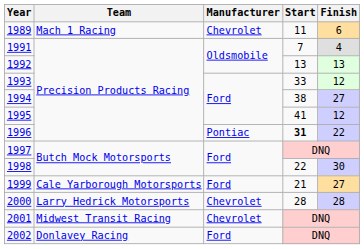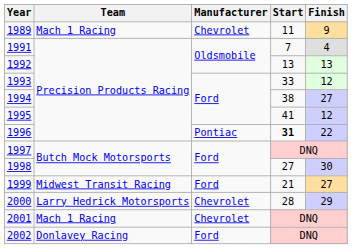(339, 30) 6 -> (327, 30) 9
(300, 167) 22 -> (288, 167) 27
(119, 184) Cale Yarborough Motorsports -> (104, 184) Midwest Transit Racing
(339, 201) 28 -> (327, 201) 29
(104, 218) Midwest Transit Racing -> (76, 218) Mach 1 Racing
